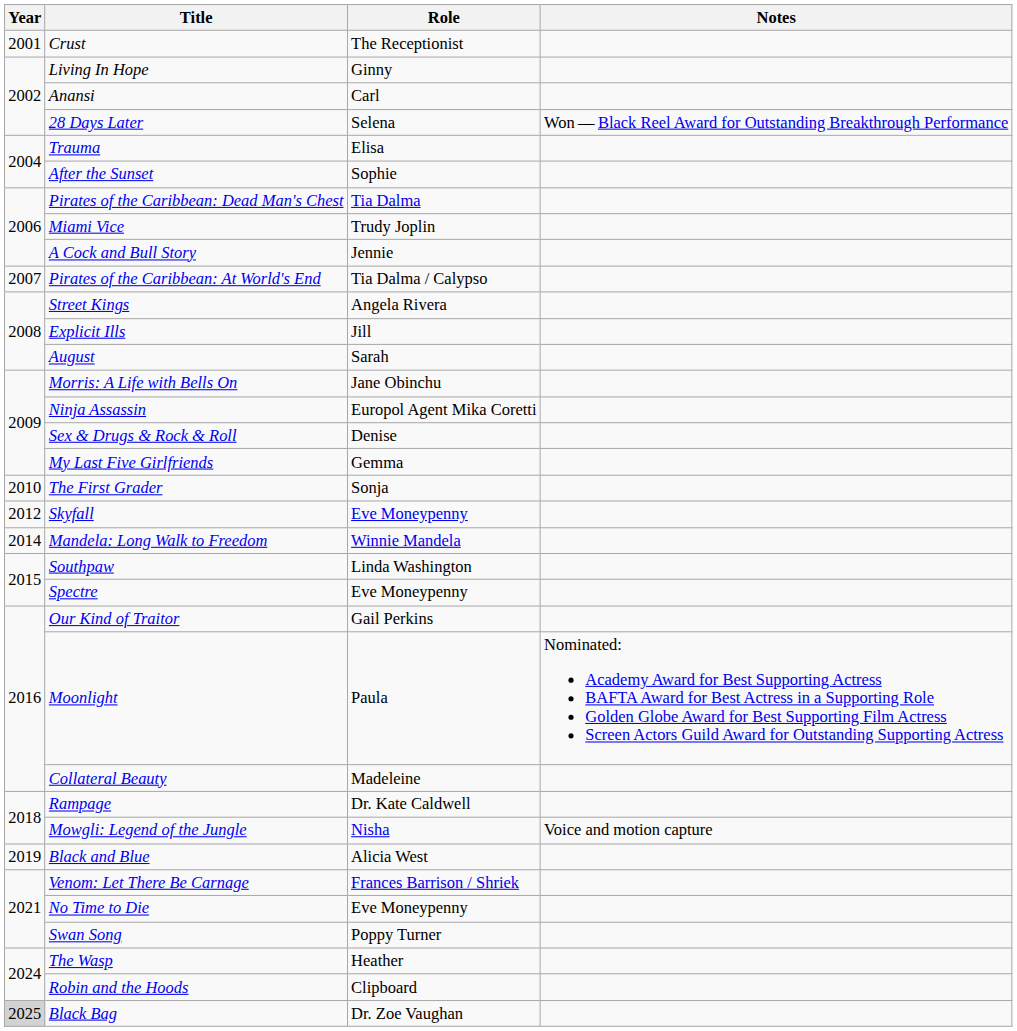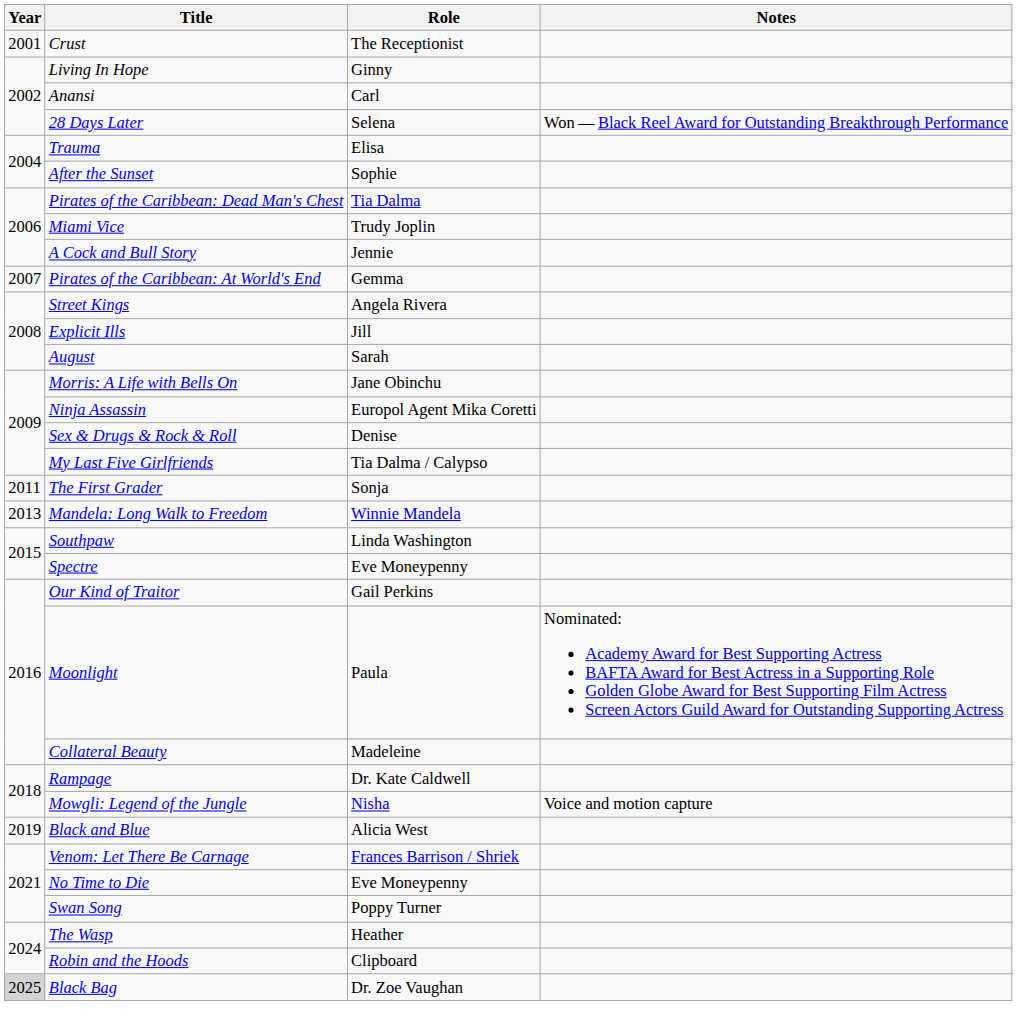(419, 278) Tia Dalma / Calypso -> (377, 278) Gemma
(377, 461) Gemma -> (419, 461) Tia Dalma / Calypso
(25, 488) 2010 -> (24, 488) 2011
- row: (71, 514)
(25, 540) 2014 -> (25, 514) 2013
